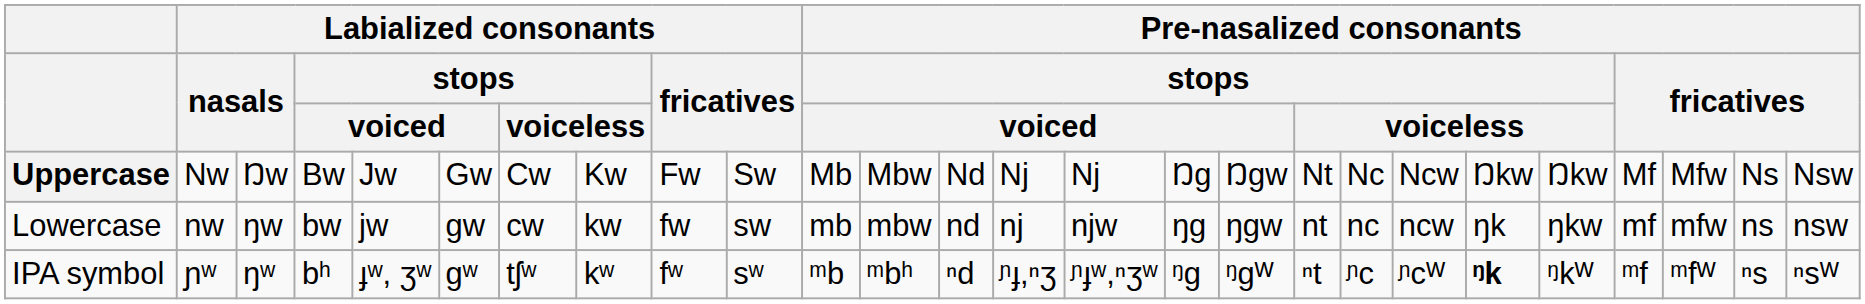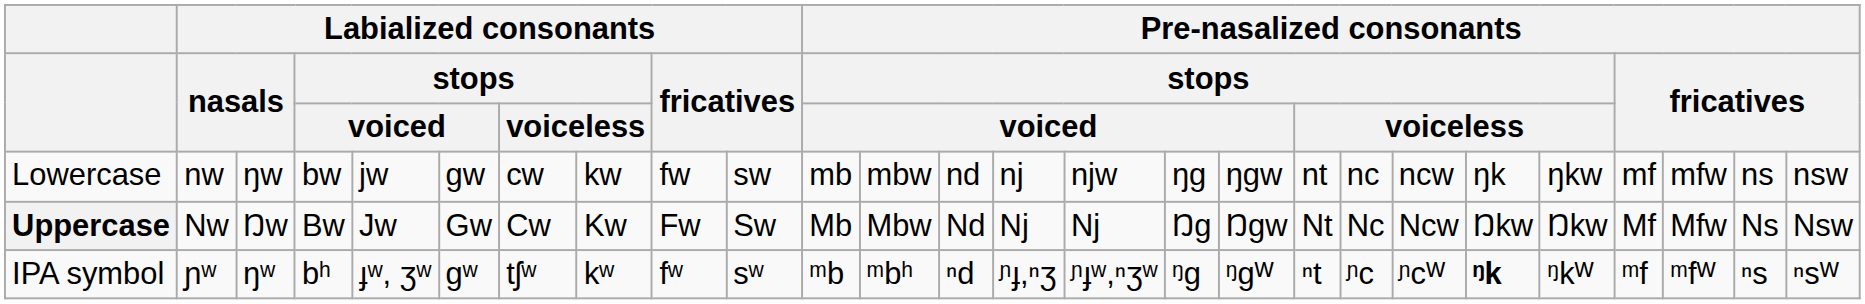rows swapped: (91, 175) <-> (87, 224)
